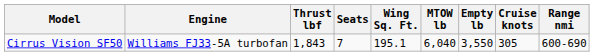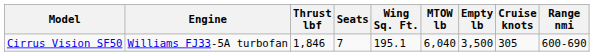(309, 43) 1,843 -> (309, 43) 1,846
(477, 43) 3,550 -> (477, 43) 3,500
